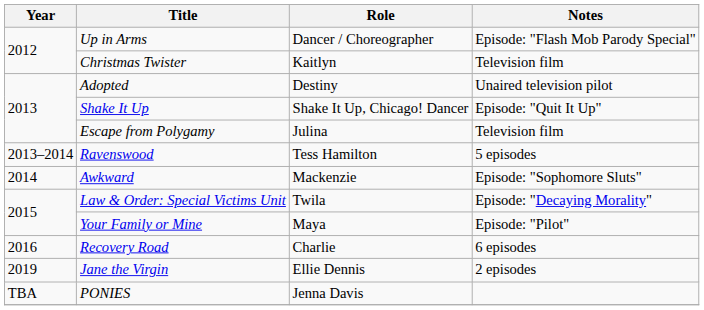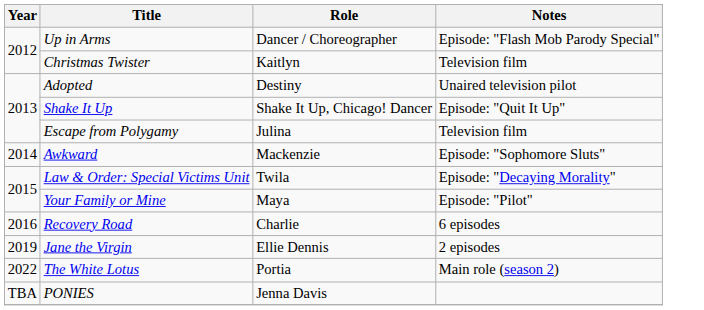- row: (117, 154)
+ row: (91, 270)
